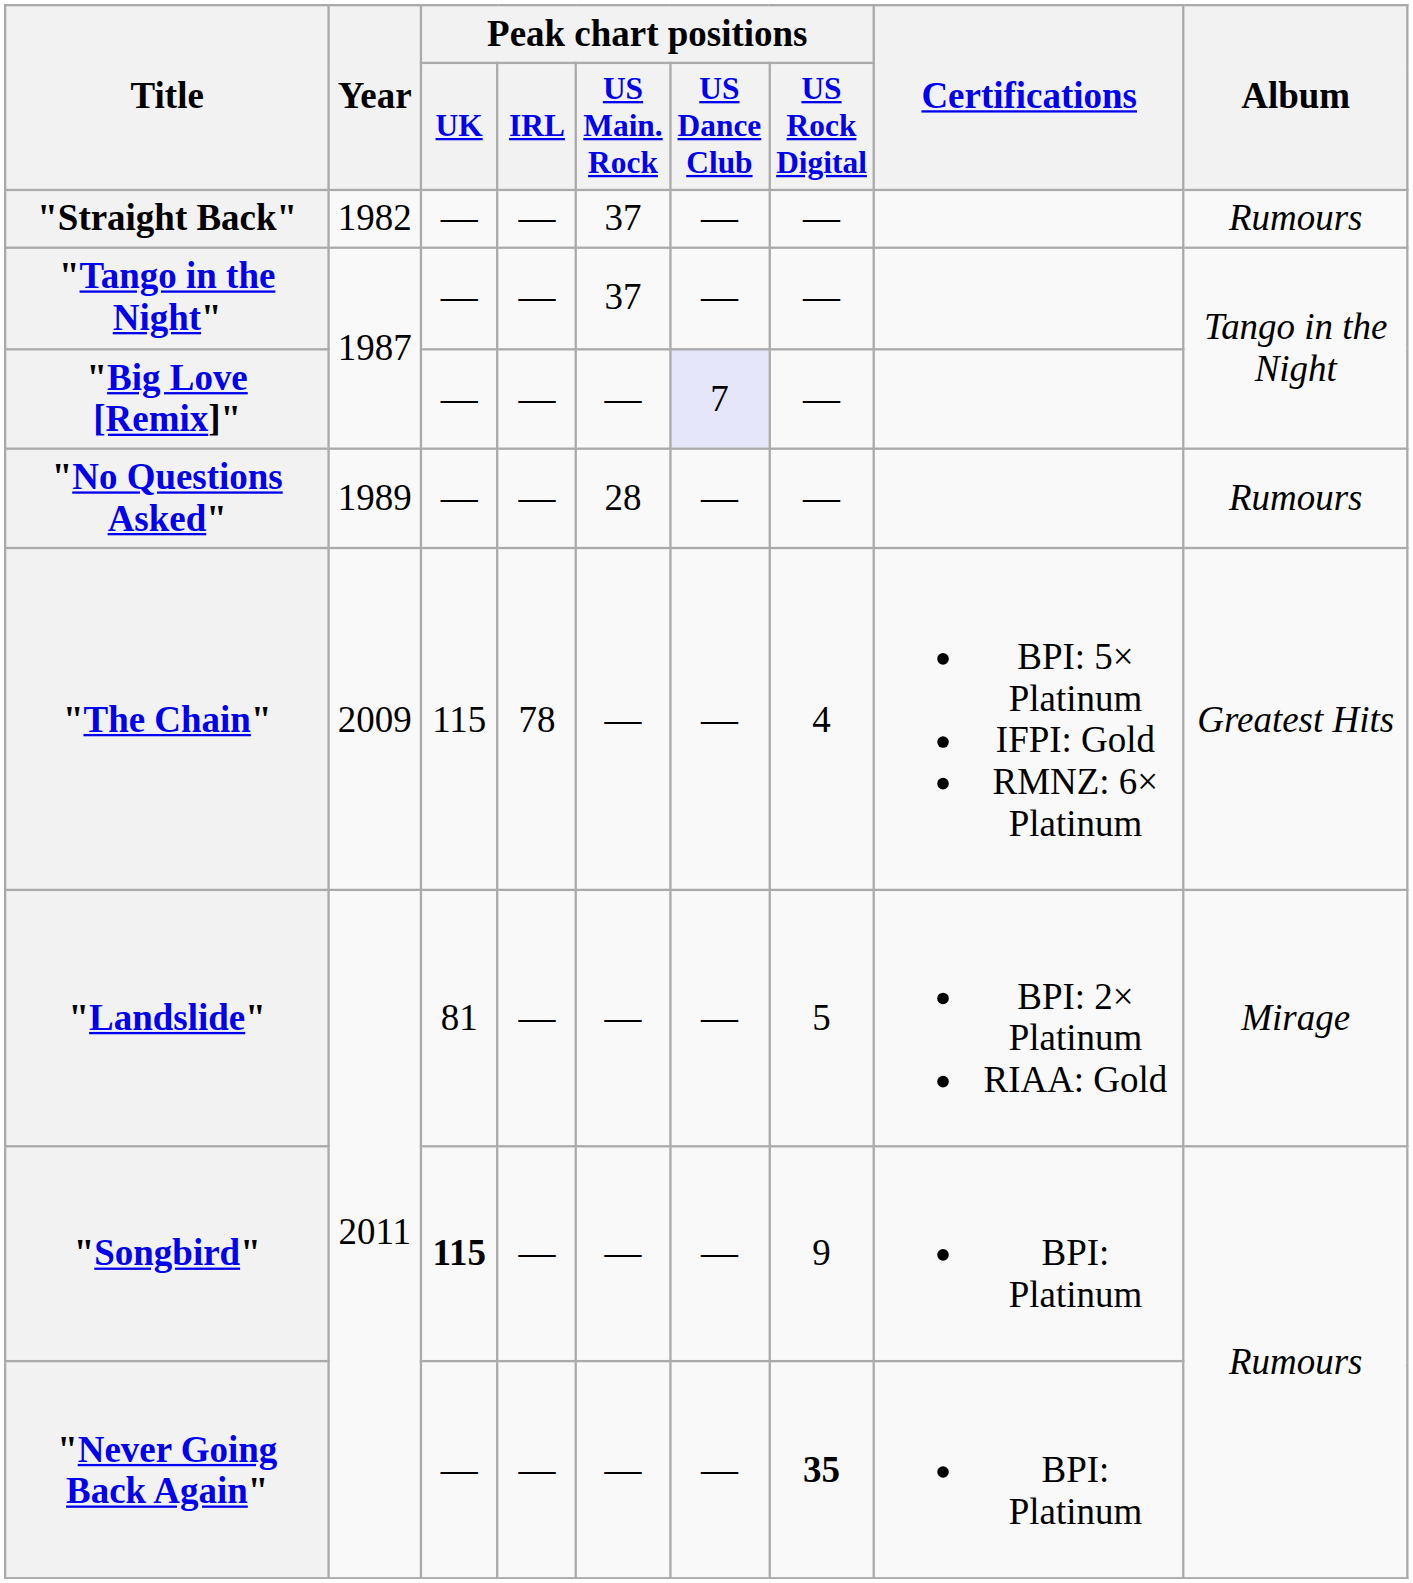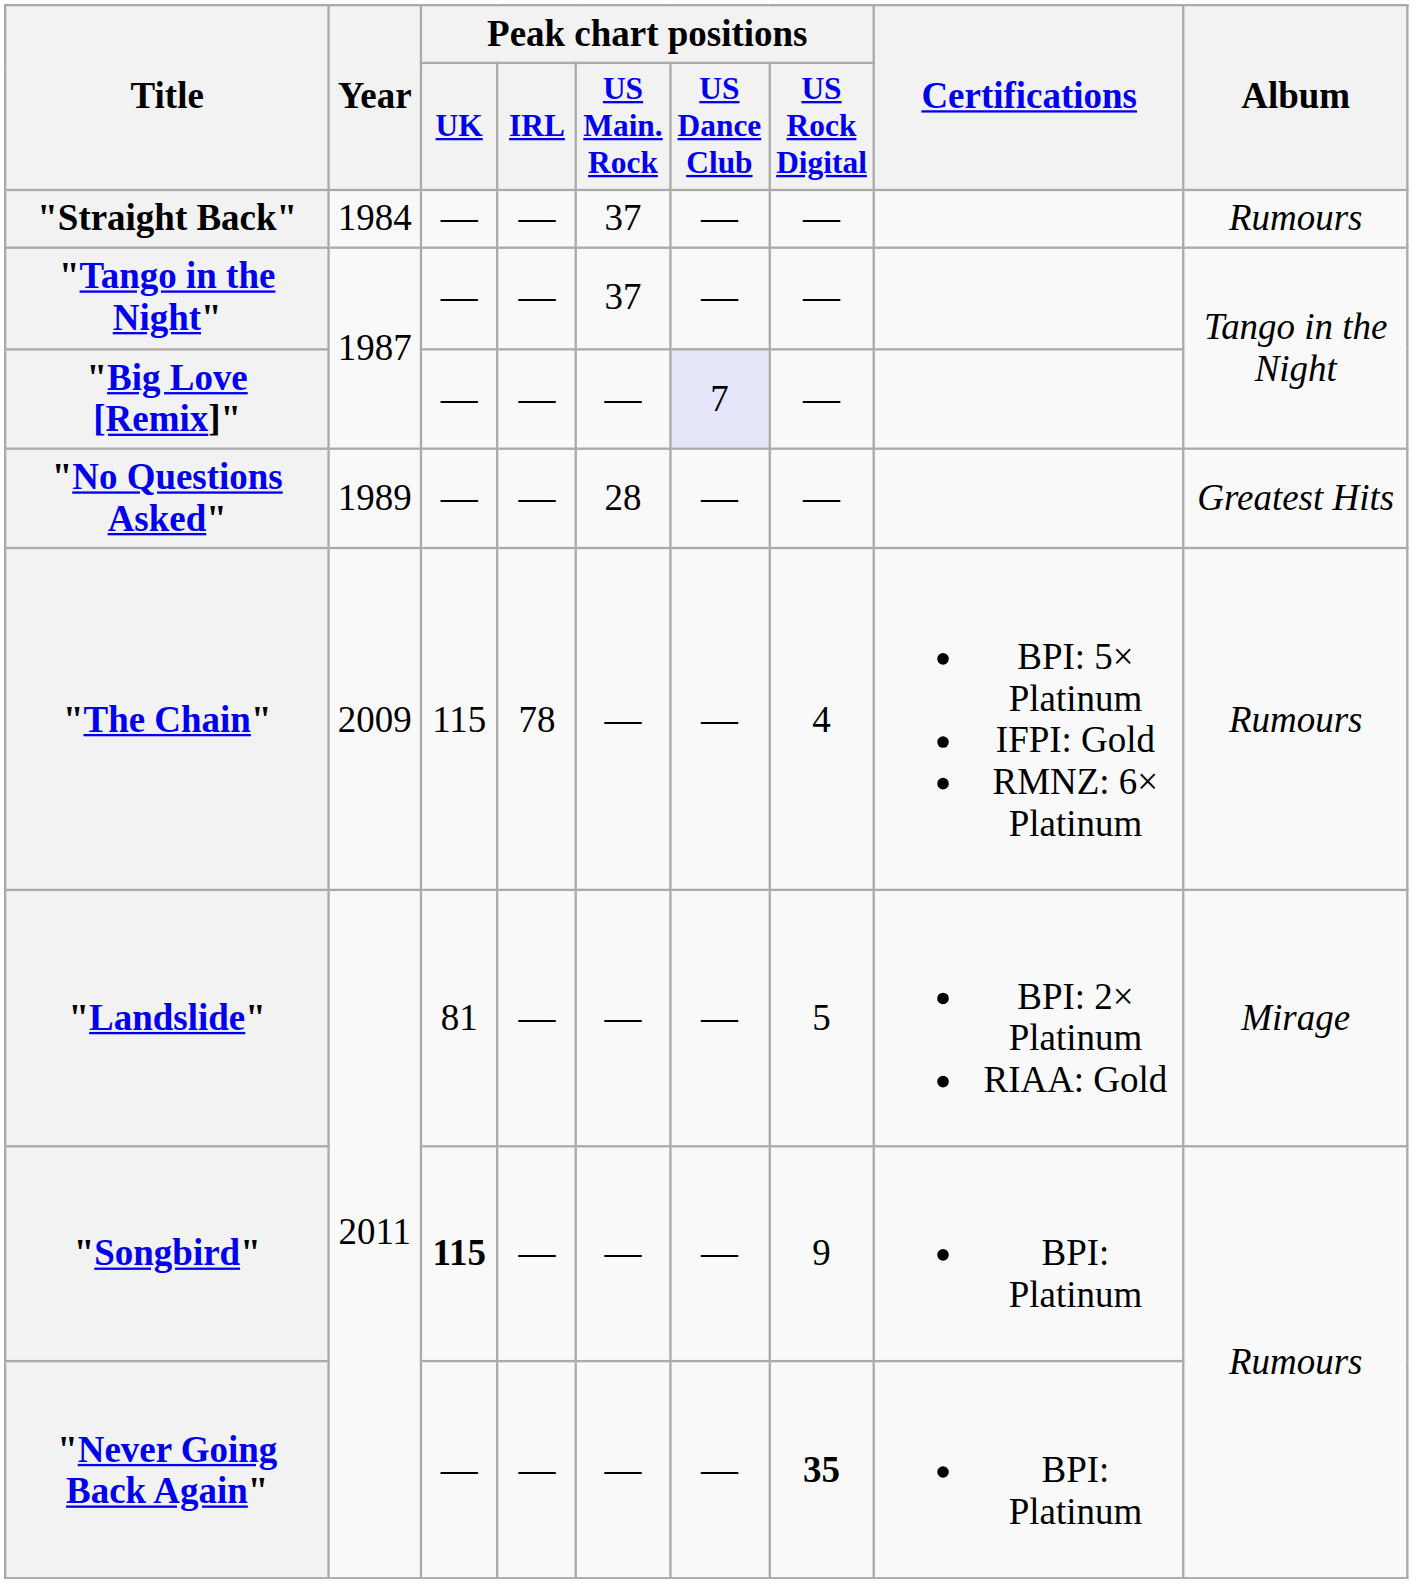(375, 218) 1982 -> (375, 218) 1984
(1296, 497) Rumours -> (1296, 497) Greatest Hits
(1296, 718) Greatest Hits -> (1296, 718) Rumours
